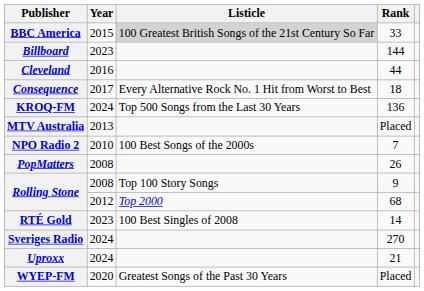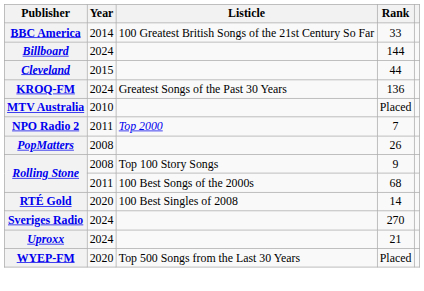(101, 32) 2015 -> (101, 32) 2014
(247, 32) lightgrey background -> (247, 32) no background
(101, 51) 2023 -> (101, 51) 2024
(101, 70) 2016 -> (101, 70) 2015
- row: (46, 88)
(209, 107) Top 500 Songs from the Last 30 Years -> (203, 88) Greatest Songs of the Past 30 Years
(101, 126) 2013 -> (101, 107) 2010
(101, 145) 2010 -> (101, 126) 2011
(186, 145) 100 Best Songs of the 2000s -> (141, 126) Top 2000
(101, 201) 2012 -> (101, 182) 2011
(141, 201) Top 2000 -> (186, 182) 100 Best Songs of the 2000s
(101, 220) 2023 -> (101, 201) 2020
(203, 276) Greatest Songs of the Past 30 Years -> (209, 257) Top 500 Songs from the Last 30 Years
